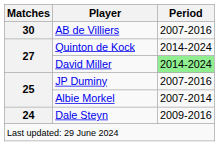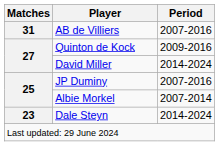(28, 30) 30 -> (28, 30) 31
(186, 47) 2014-2024 -> (186, 47) 2009-2016
(186, 64) lightgreen background -> (186, 64) no background
(28, 116) 24 -> (28, 116) 23
(186, 116) 2009-2016 -> (186, 116) 2014-2024
